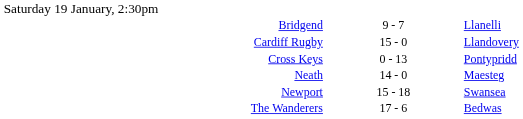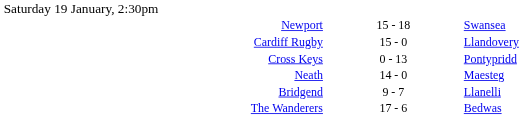rows swapped: (301, 25) <-> (302, 92)
